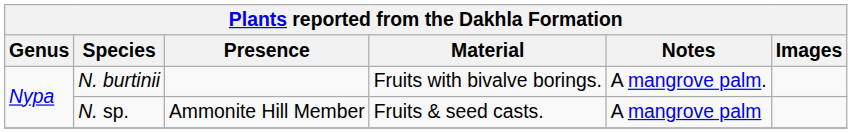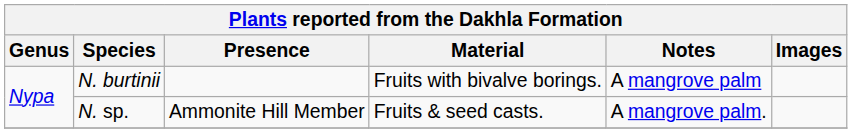(689, 81) A mangrove palm. -> (686, 81) A mangrove palm
(686, 111) A mangrove palm -> (689, 111) A mangrove palm.
